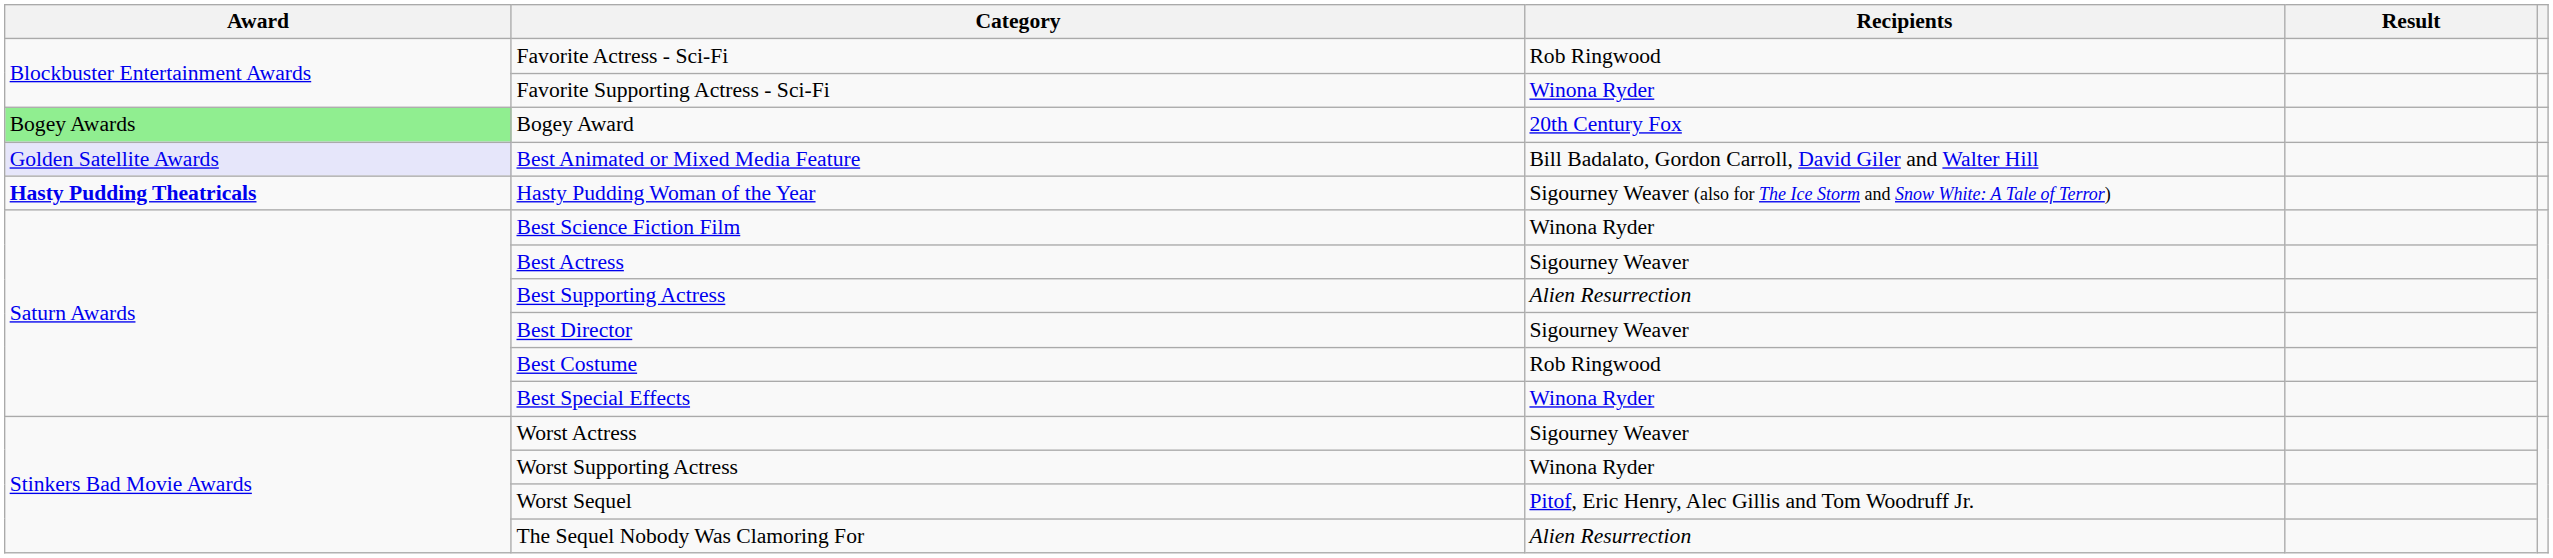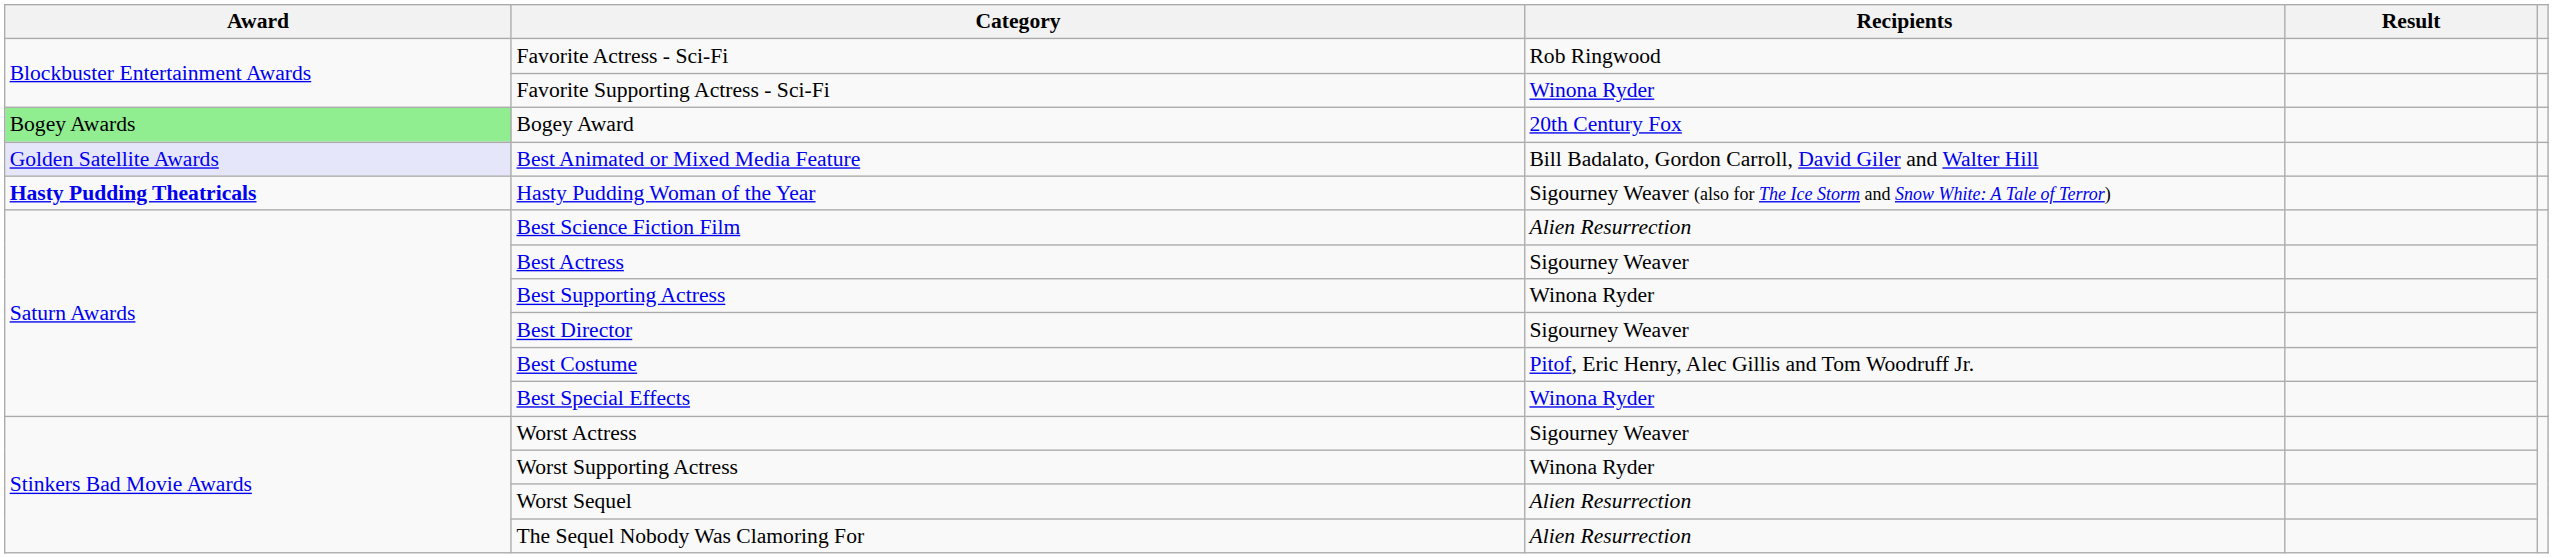(1592, 227) Winona Ryder -> (1610, 227) Alien Resurrection
(1610, 295) Alien Resurrection -> (1592, 295) Winona Ryder
(1595, 364) Rob Ringwood -> (1752, 364) Pitof, Eric Henry, Alec Gillis and Tom Woodruff Jr.
(1752, 501) Pitof, Eric Henry, Alec Gillis and Tom Woodruff Jr. -> (1610, 501) Alien Resurrection
